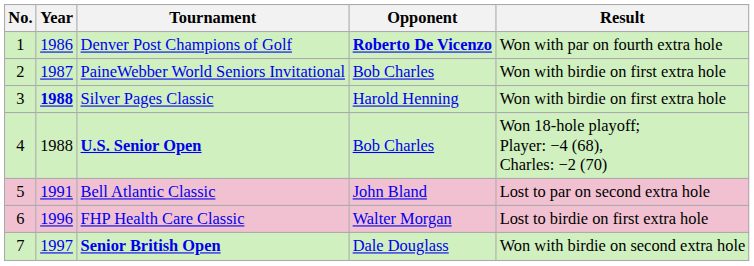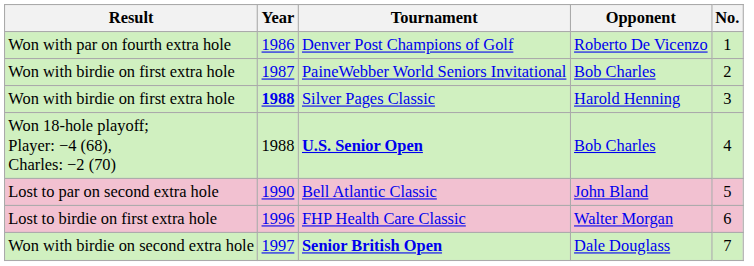columns swapped: (20, 18) <-> (622, 18)
(422, 45) bold -> (641, 45) normal
(57, 192) 1991 -> (278, 192) 1990
